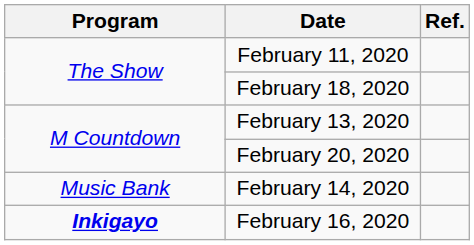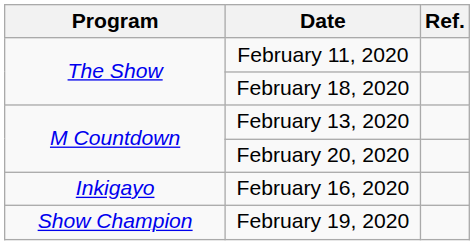- row: (323, 188)
(115, 222) bold -> (115, 188) normal
+ row: (323, 222)
